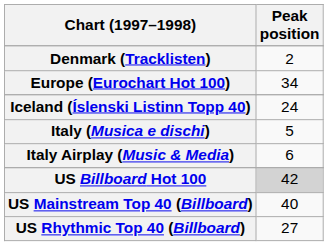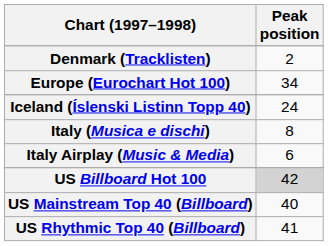(290, 131) 5 -> (290, 131) 8
(290, 228) 27 -> (290, 228) 41
